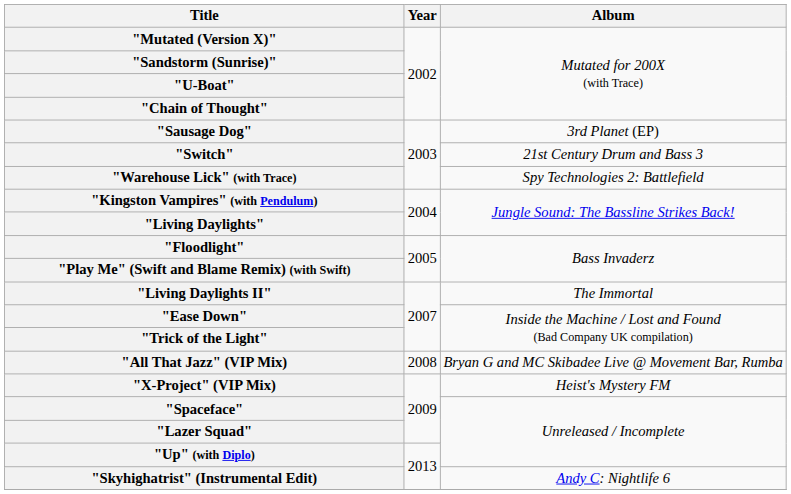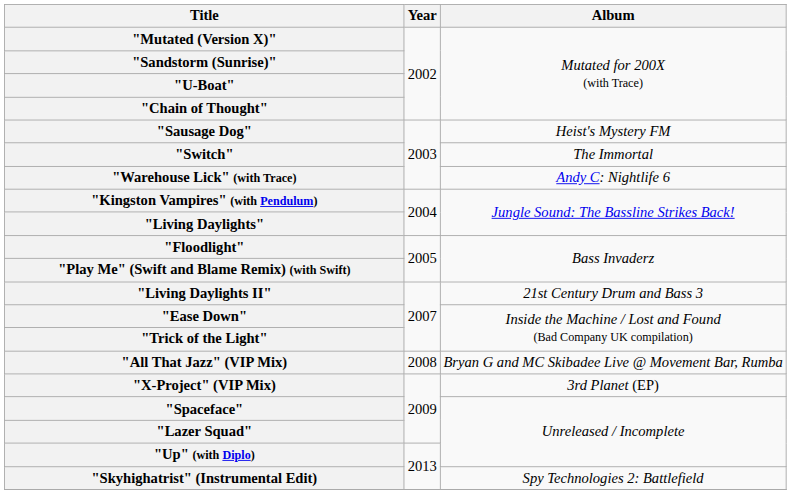(613, 131) 3rd Planet (EP) -> (613, 131) Heist's Mystery FM
(613, 154) 21st Century Drum and Bass 3 -> (613, 154) The Immortal
(613, 177) Spy Technologies 2: Battlefield -> (613, 177) Andy C: Nightlife 6
(613, 293) The Immortal -> (613, 293) 21st Century Drum and Bass 3
(613, 385) Heist's Mystery FM -> (613, 385) 3rd Planet (EP)
(613, 477) Andy C: Nightlife 6 -> (613, 477) Spy Technologies 2: Battlefield
